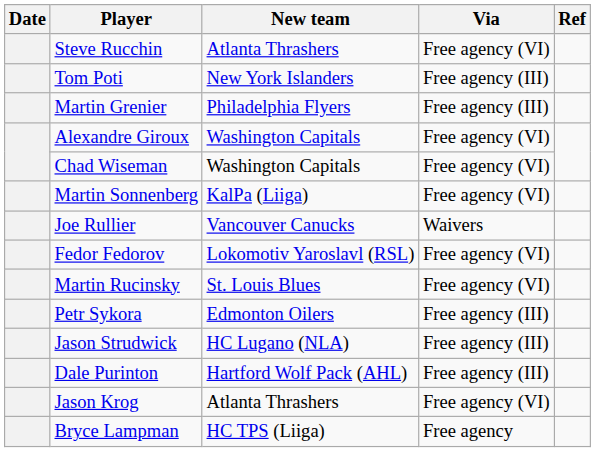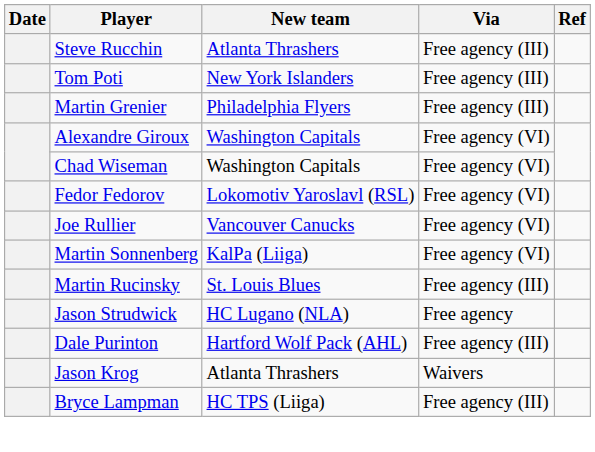(486, 48) Free agency (VI) -> (486, 48) Free agency (III)
rows swapped: (126, 195) <-> (109, 254)
(453, 225) Waivers -> (486, 225) Free agency (VI)
(486, 284) Free agency (VI) -> (486, 284) Free agency (III)
- row: (98, 313)
(486, 343) Free agency (III) -> (468, 313) Free agency
(486, 401) Free agency (VI) -> (453, 372) Waivers
(468, 431) Free agency -> (486, 401) Free agency (III)
